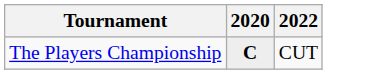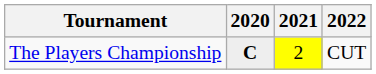+ column: (298, 20)
